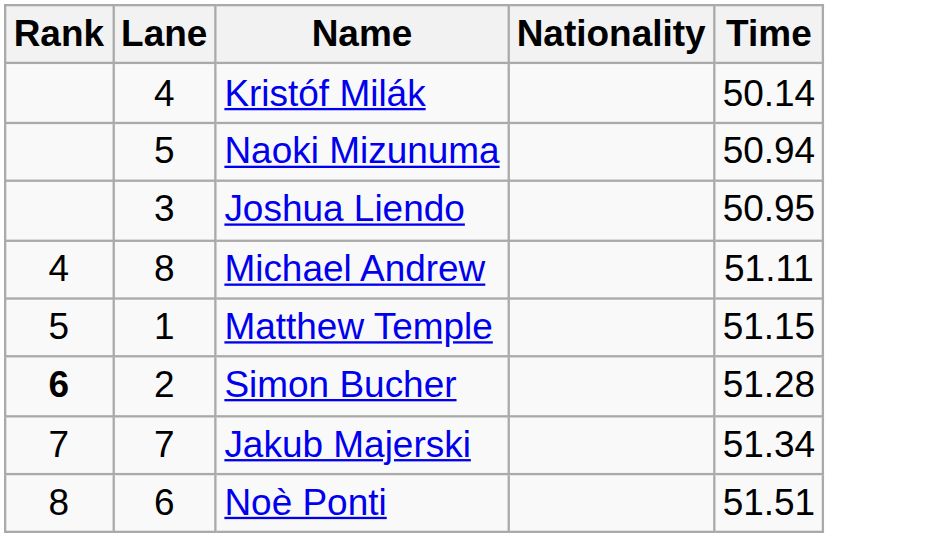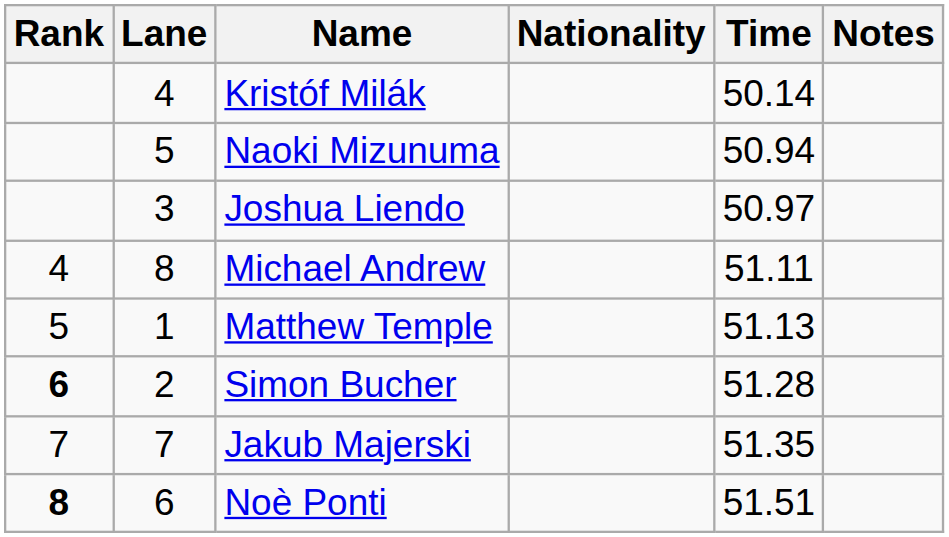+ column: (884, 33)
(769, 209) 50.95 -> (769, 209) 50.97
(769, 326) 51.15 -> (769, 326) 51.13
(769, 444) 51.34 -> (769, 444) 51.35
(59, 502) normal -> (59, 502) bold
